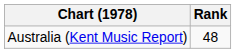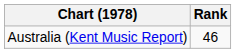(210, 37) 48 -> (210, 37) 46
